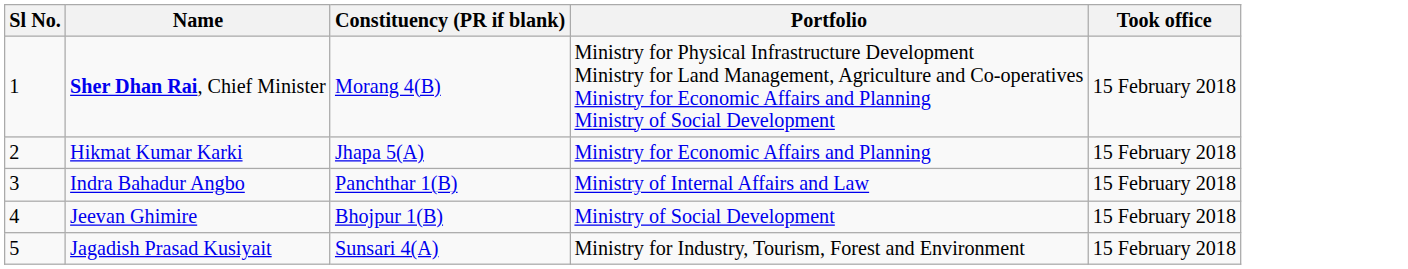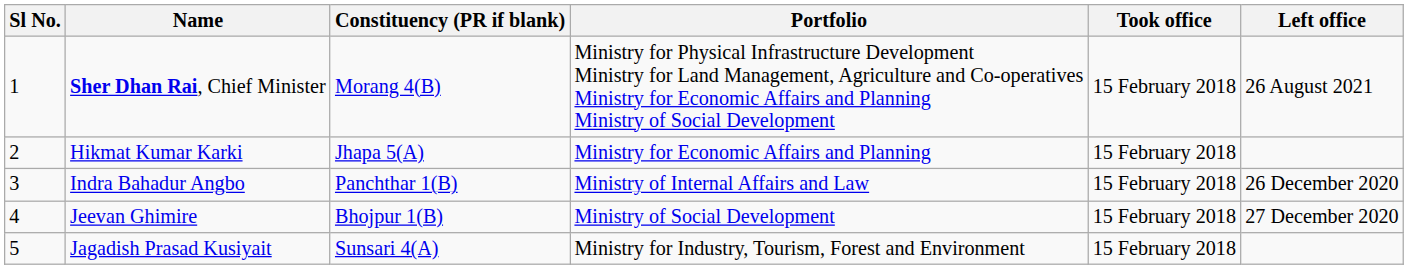+ column: (1322, 20)
